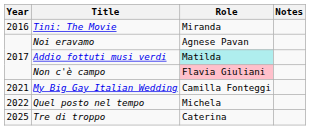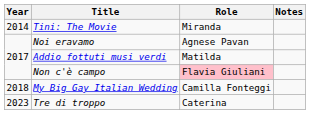(18, 27) 2016 -> (18, 27) 2014
(202, 57) paleturquoise background -> (202, 57) no background
(18, 87) 2021 -> (18, 87) 2018
- row: (89, 102)
(18, 117) 2025 -> (18, 102) 2023
